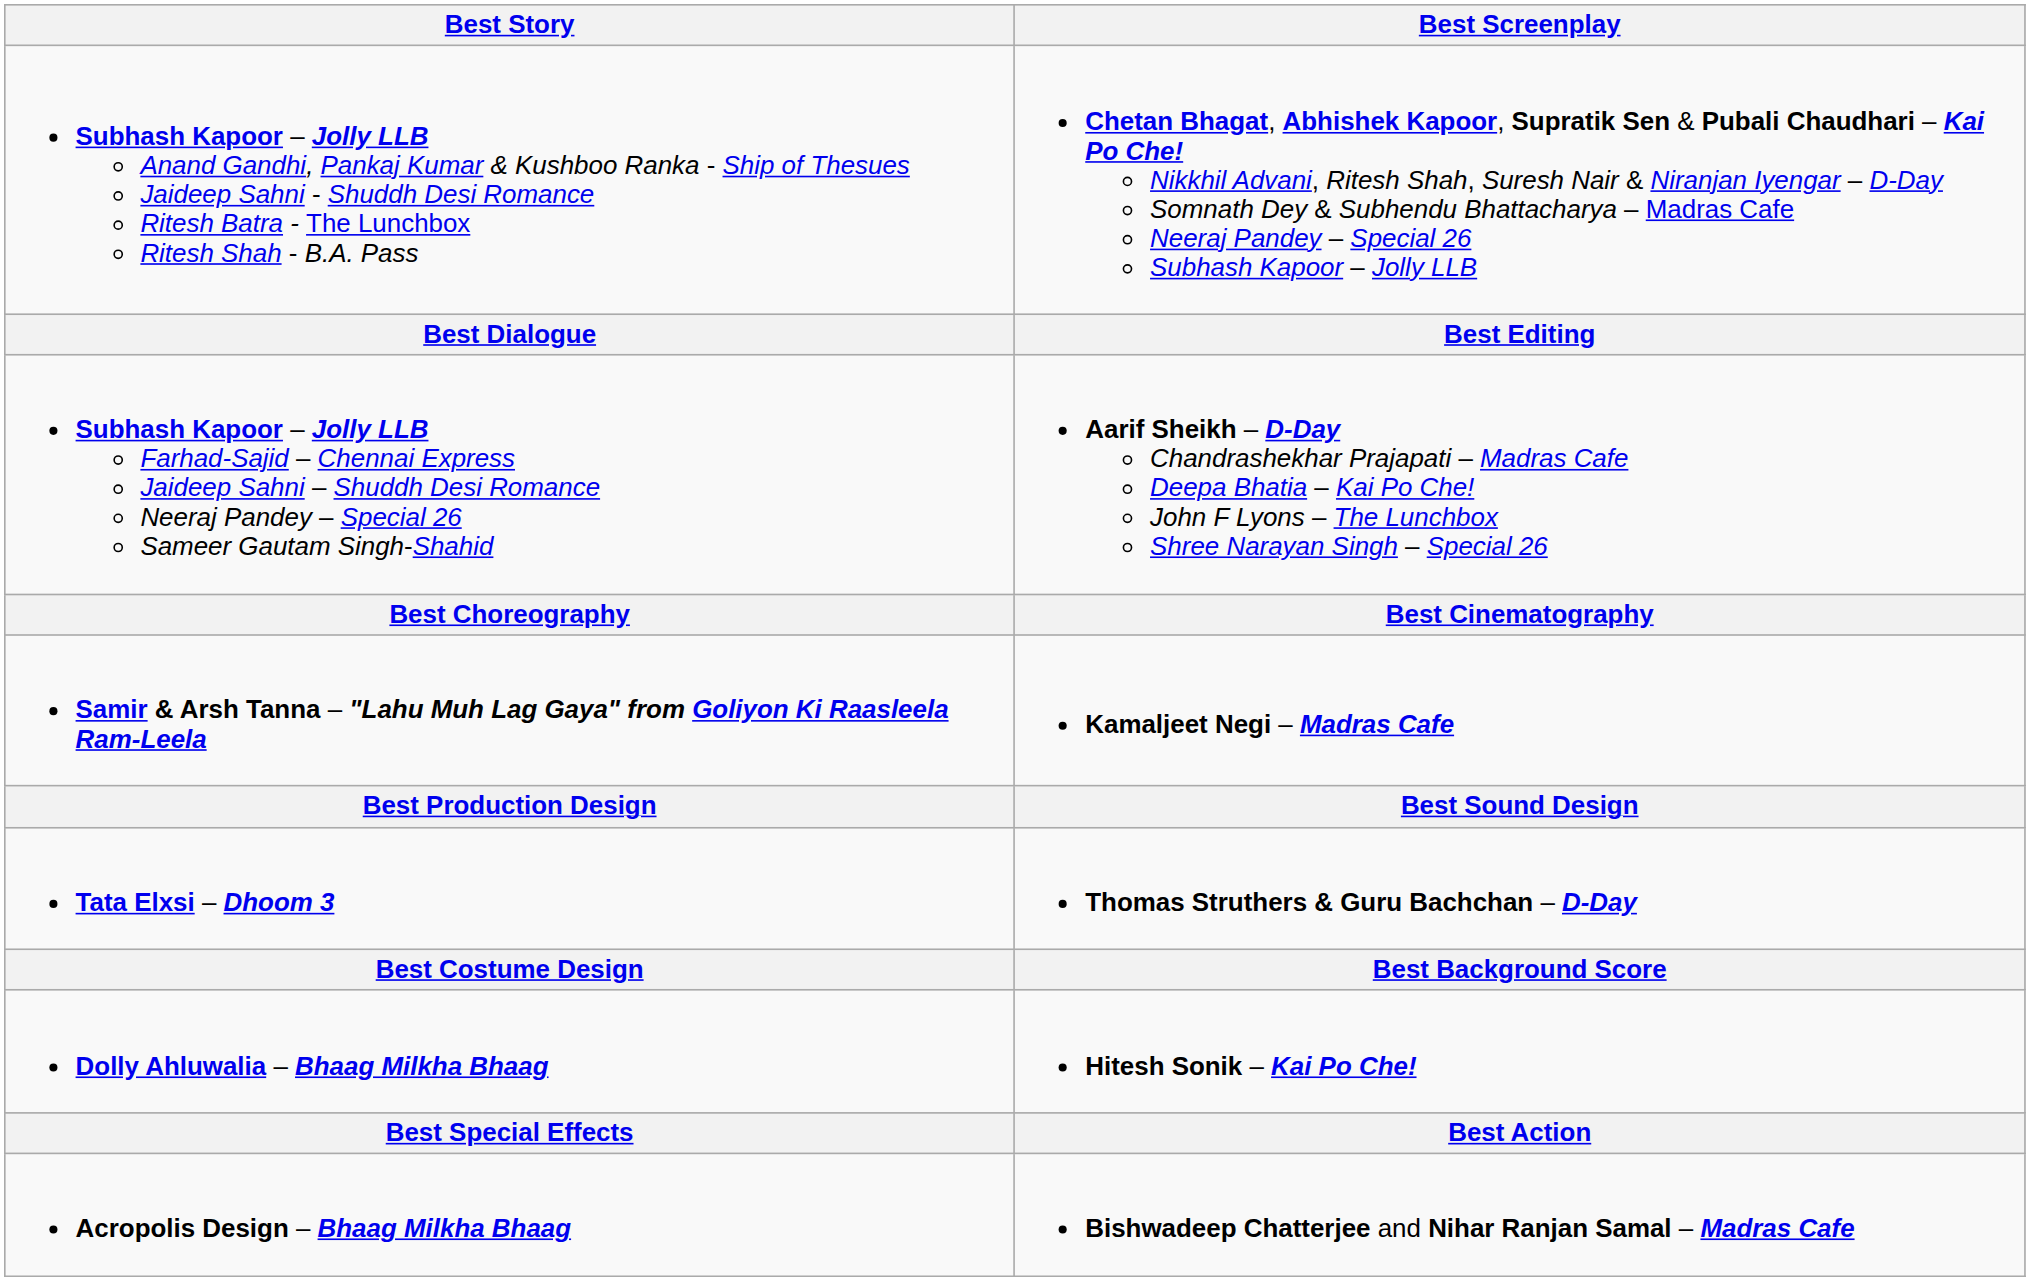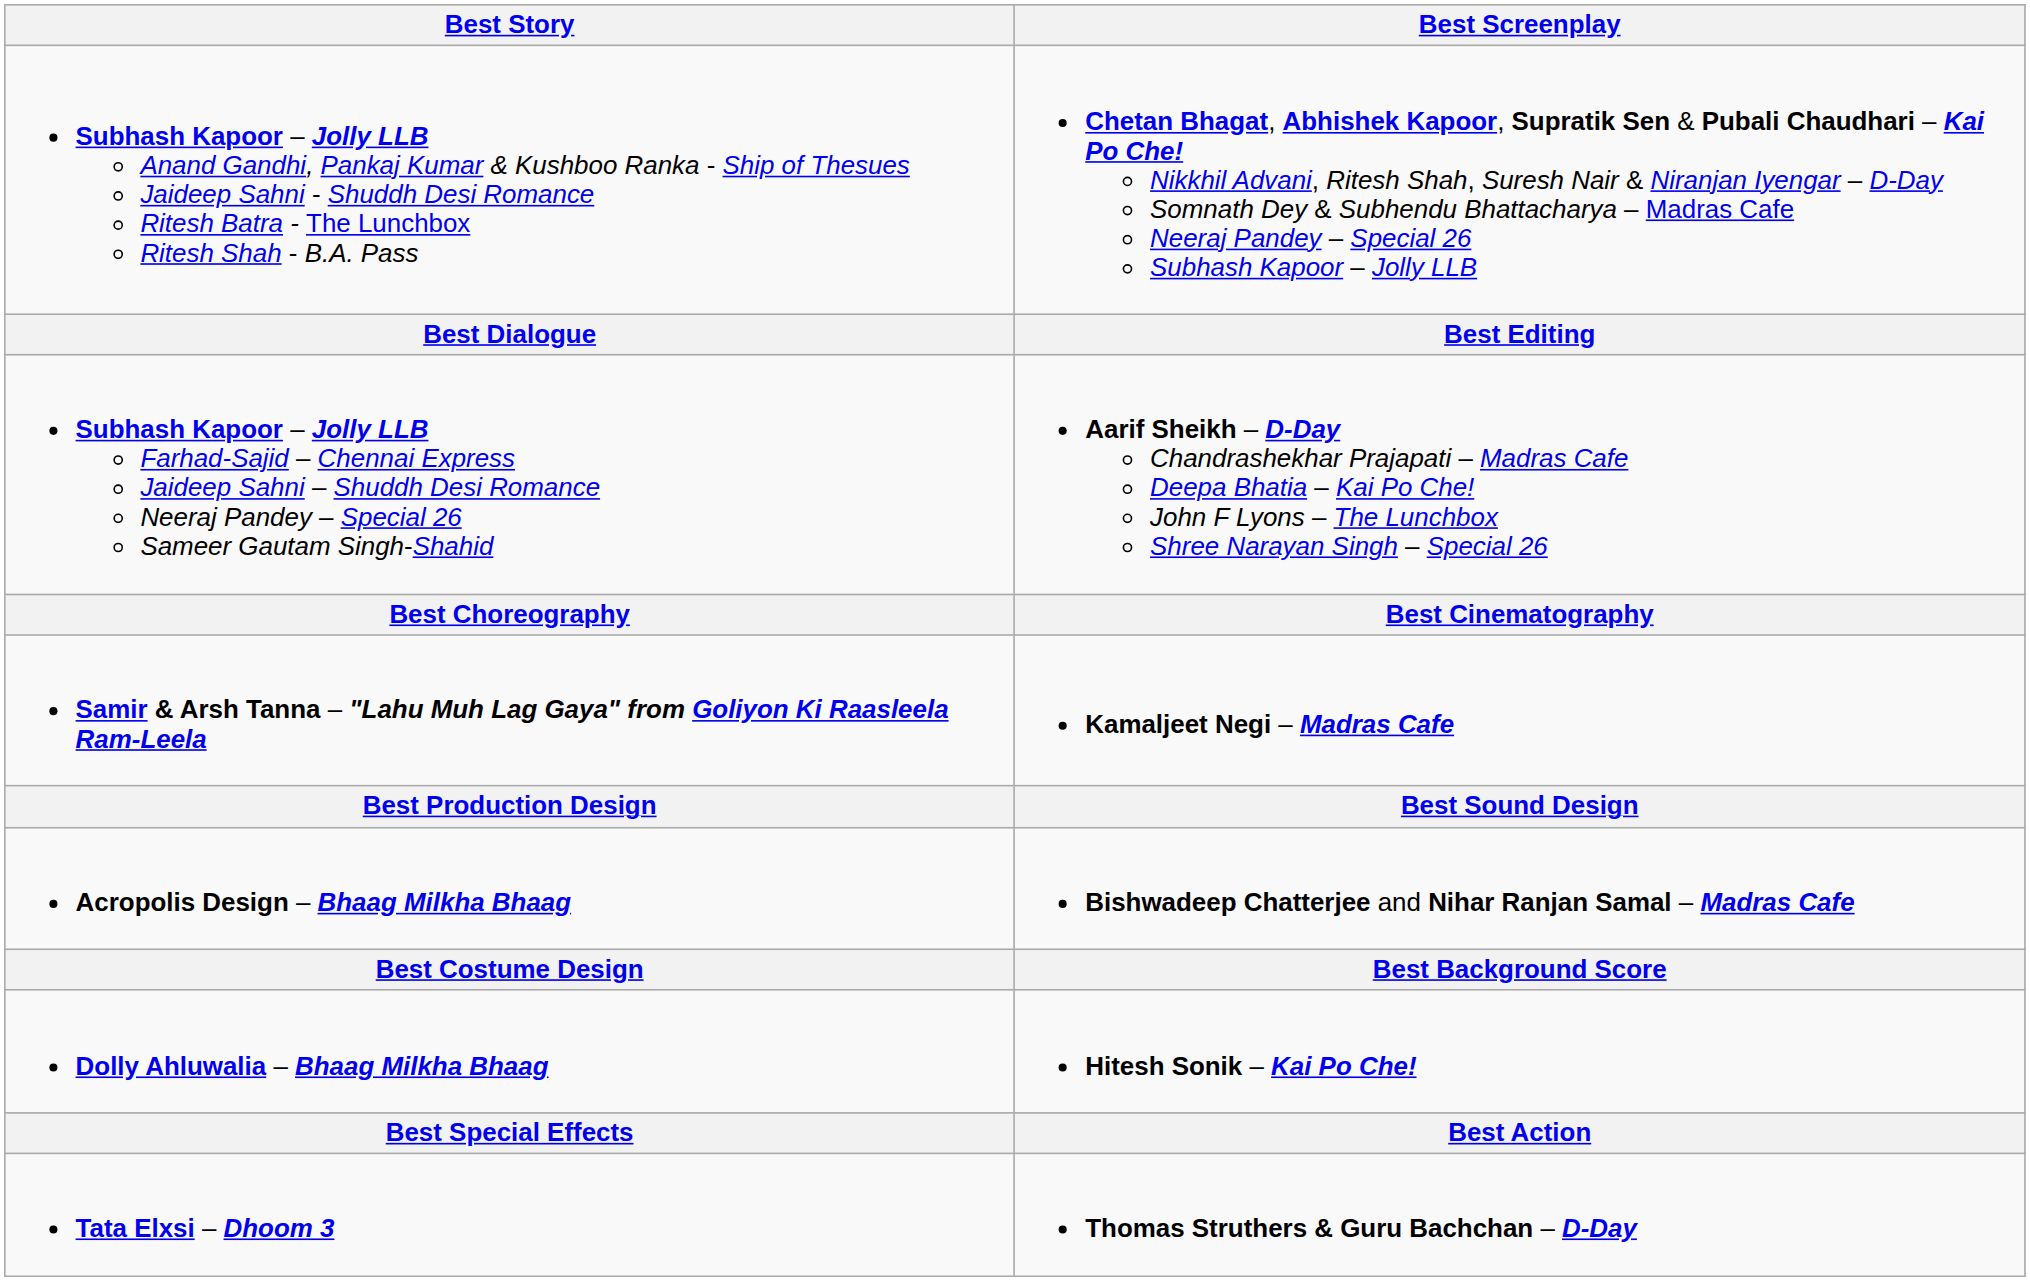rows swapped: (510, 1229) <-> (510, 903)
